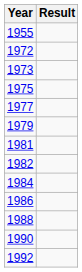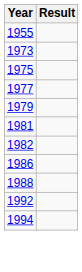- row: (20, 51)
- row: (20, 182)
- row: (20, 239)
+ row: (20, 220)
